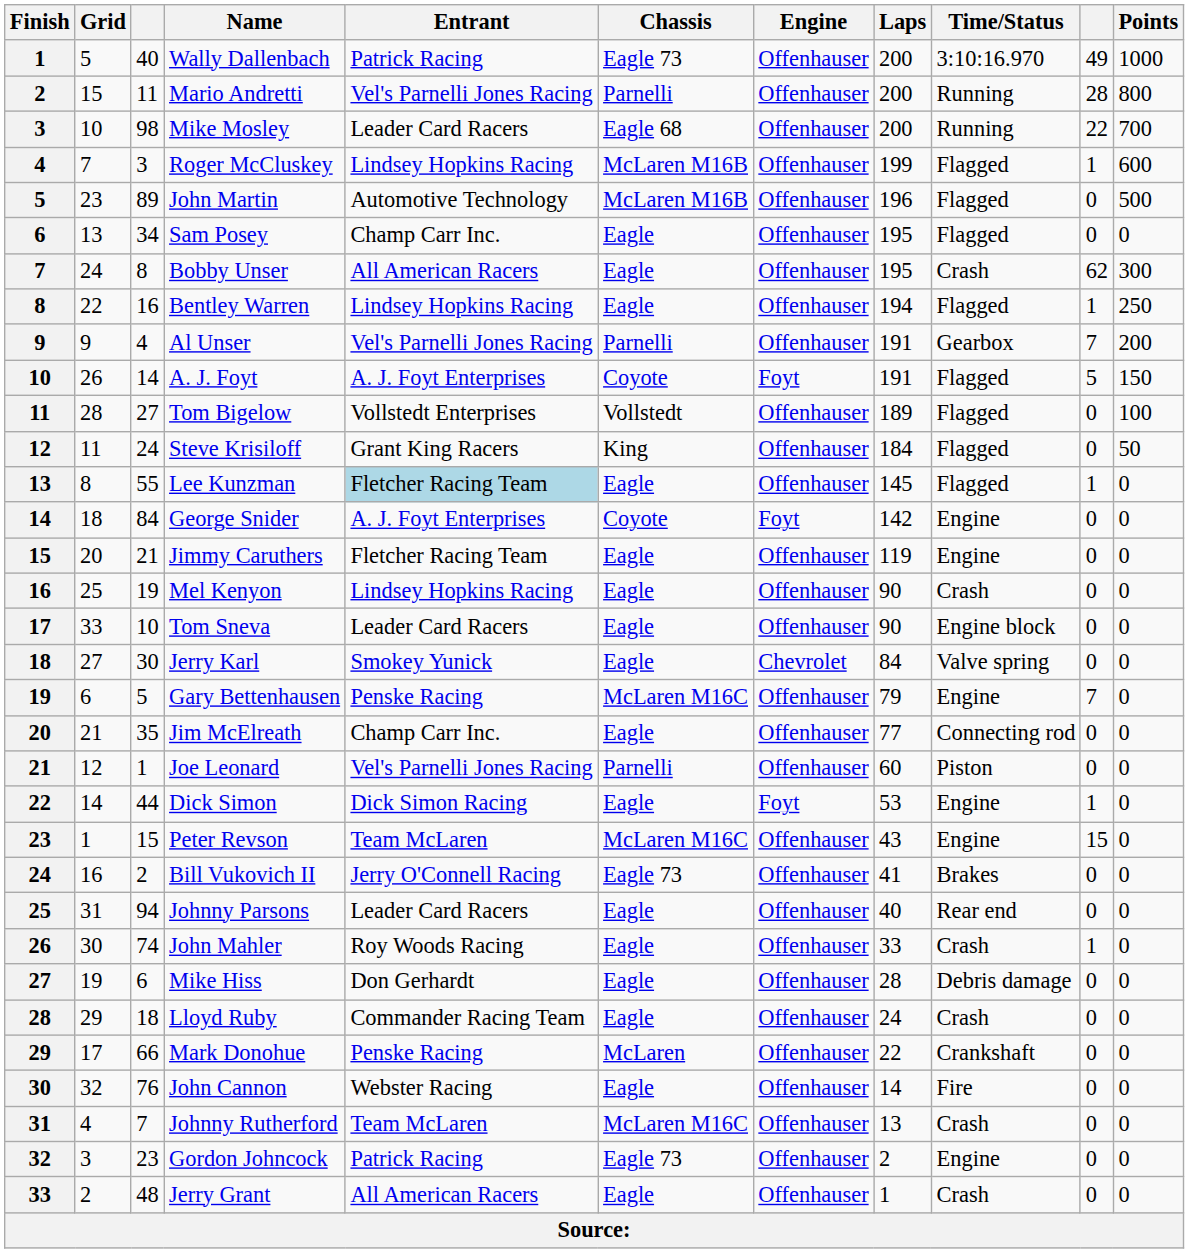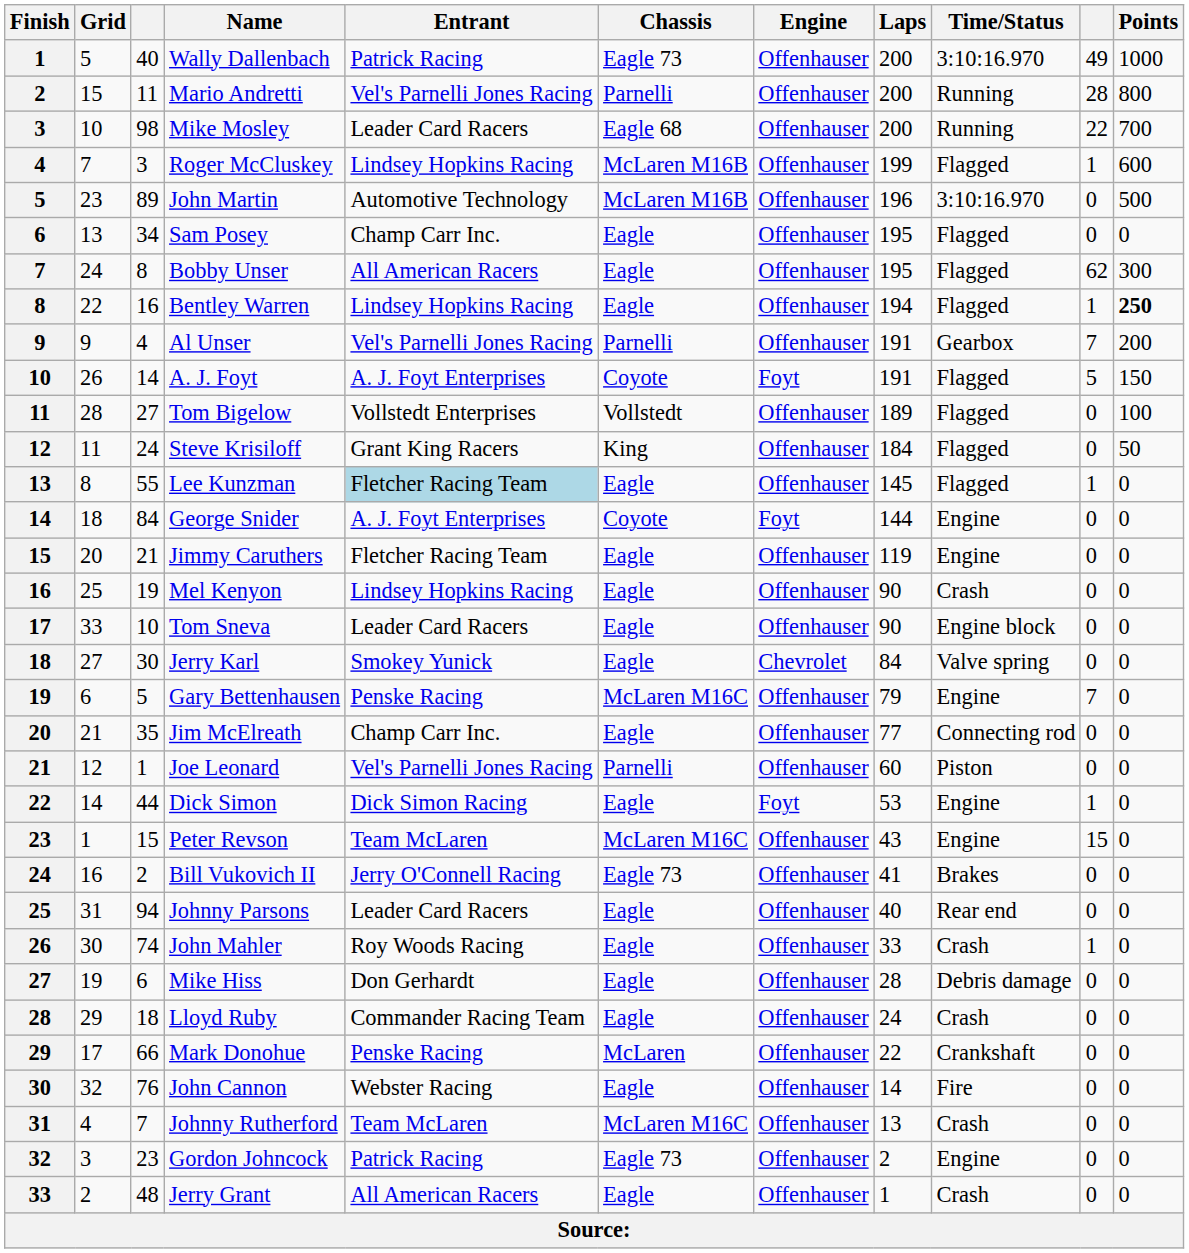(973, 199) Flagged -> (990, 199) 3:10:16.970
(963, 270) Crash -> (973, 270) Flagged
(1135, 306) normal -> (1135, 306) bold
(896, 519) 142 -> (896, 519) 144
